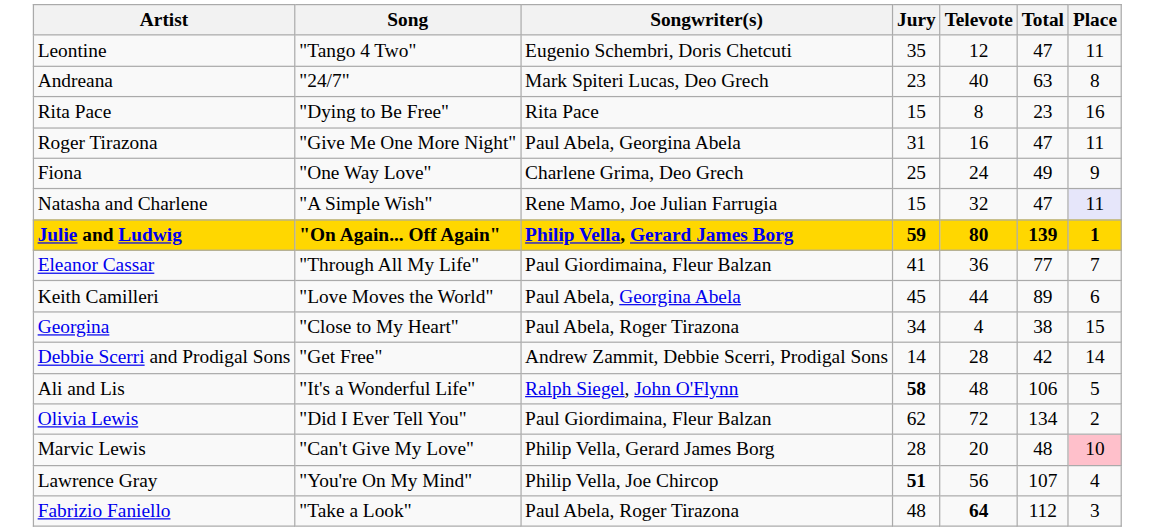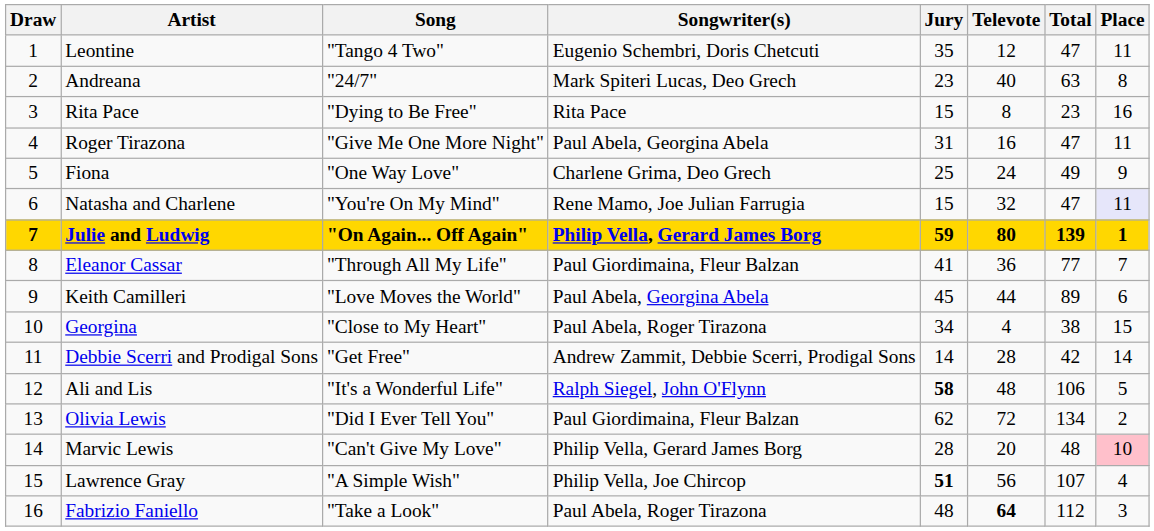+ column: (33, 19)
(366, 204) "A Simple Wish" -> (413, 204) "You're On My Mind"
(386, 480) "You're On My Mind" -> (393, 480) "A Simple Wish"
